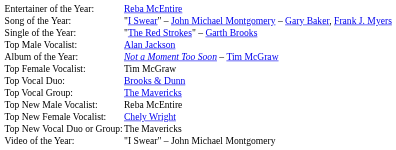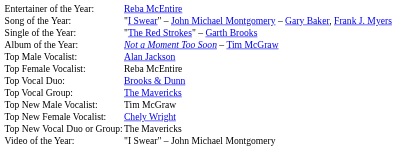rows swapped: (41, 57) <-> (41, 45)
(150, 69) Tim McGraw -> (153, 69) Reba McEntire
(153, 105) Reba McEntire -> (150, 105) Tim McGraw
